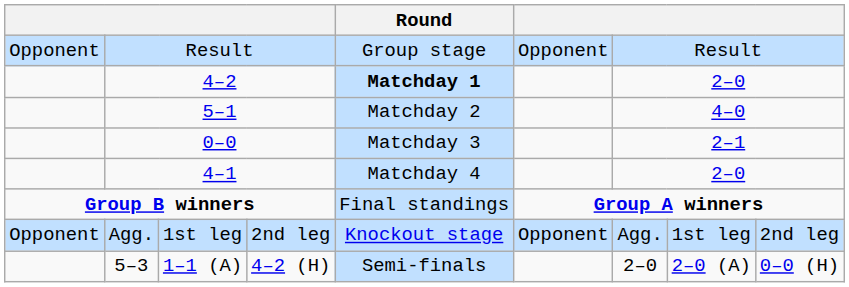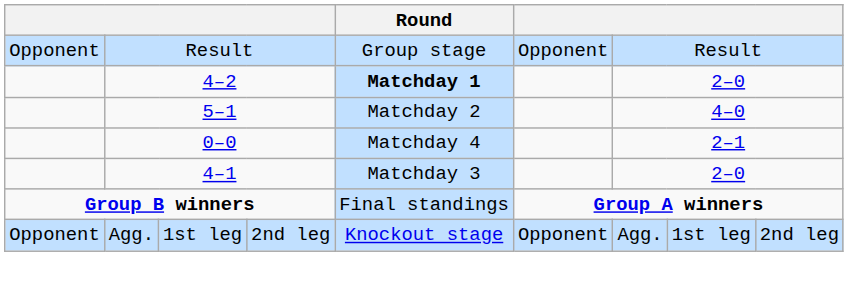(424, 143) Matchday 3 -> (424, 143) Matchday 4
(424, 174) Matchday 4 -> (424, 174) Matchday 3
- row: (131, 266)
